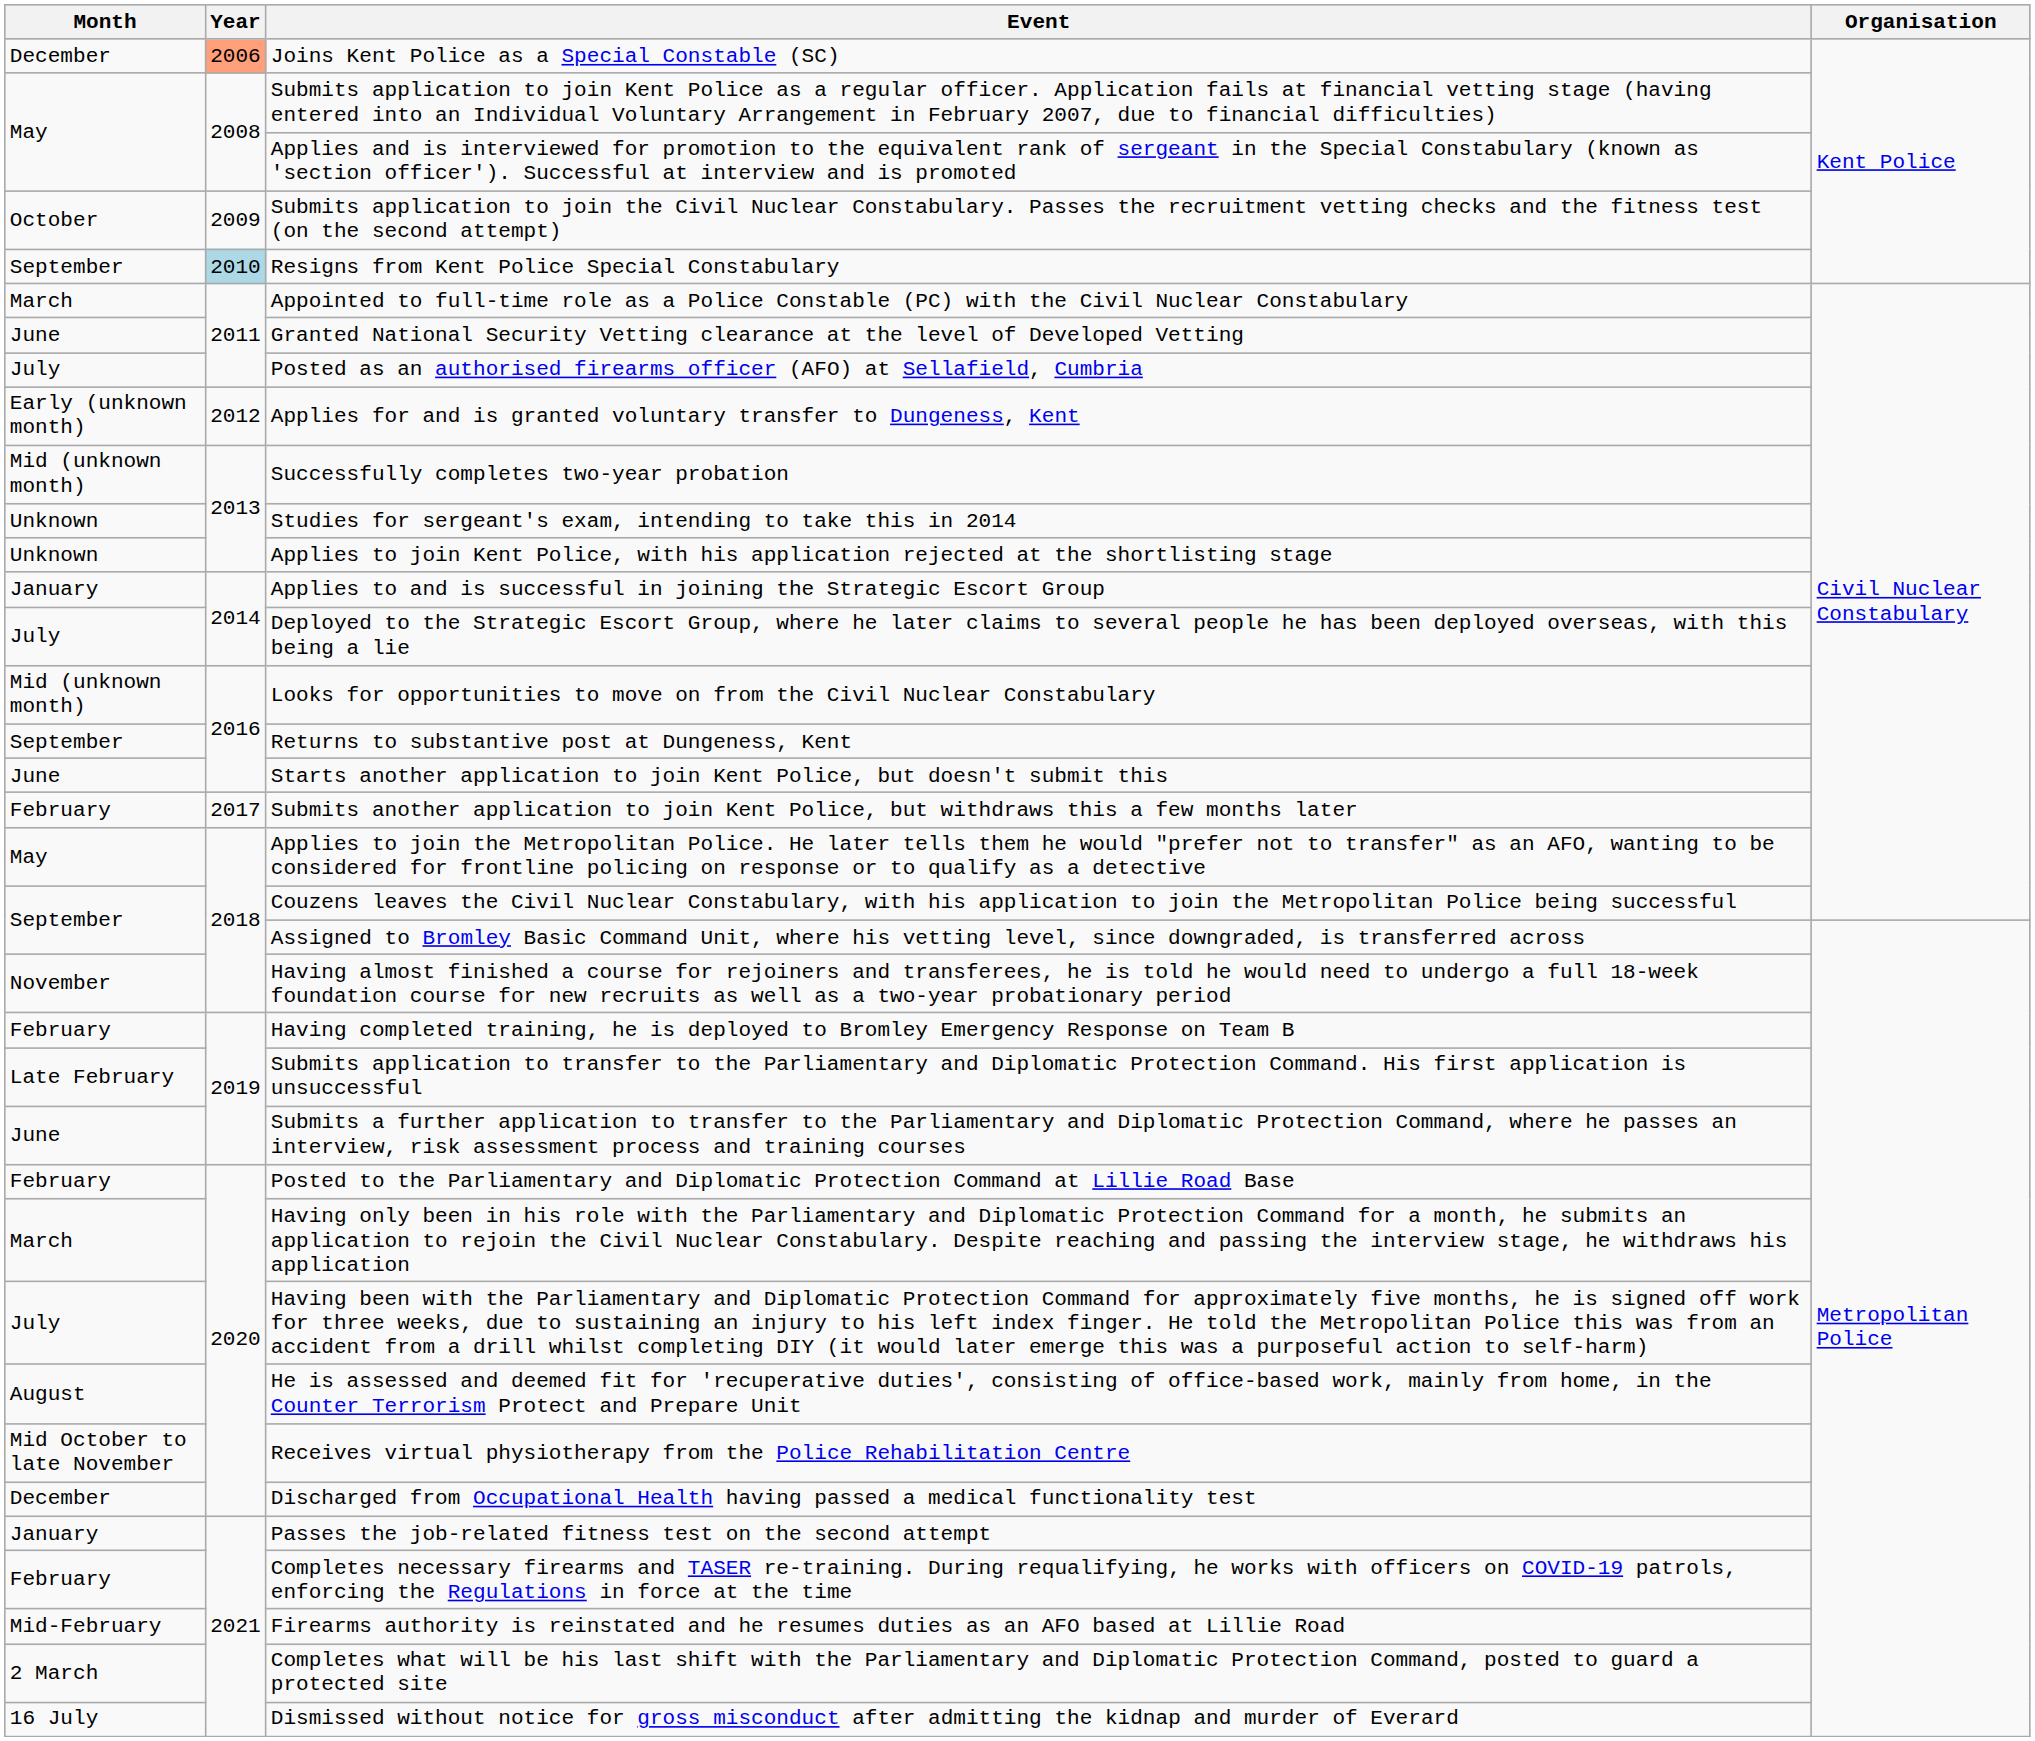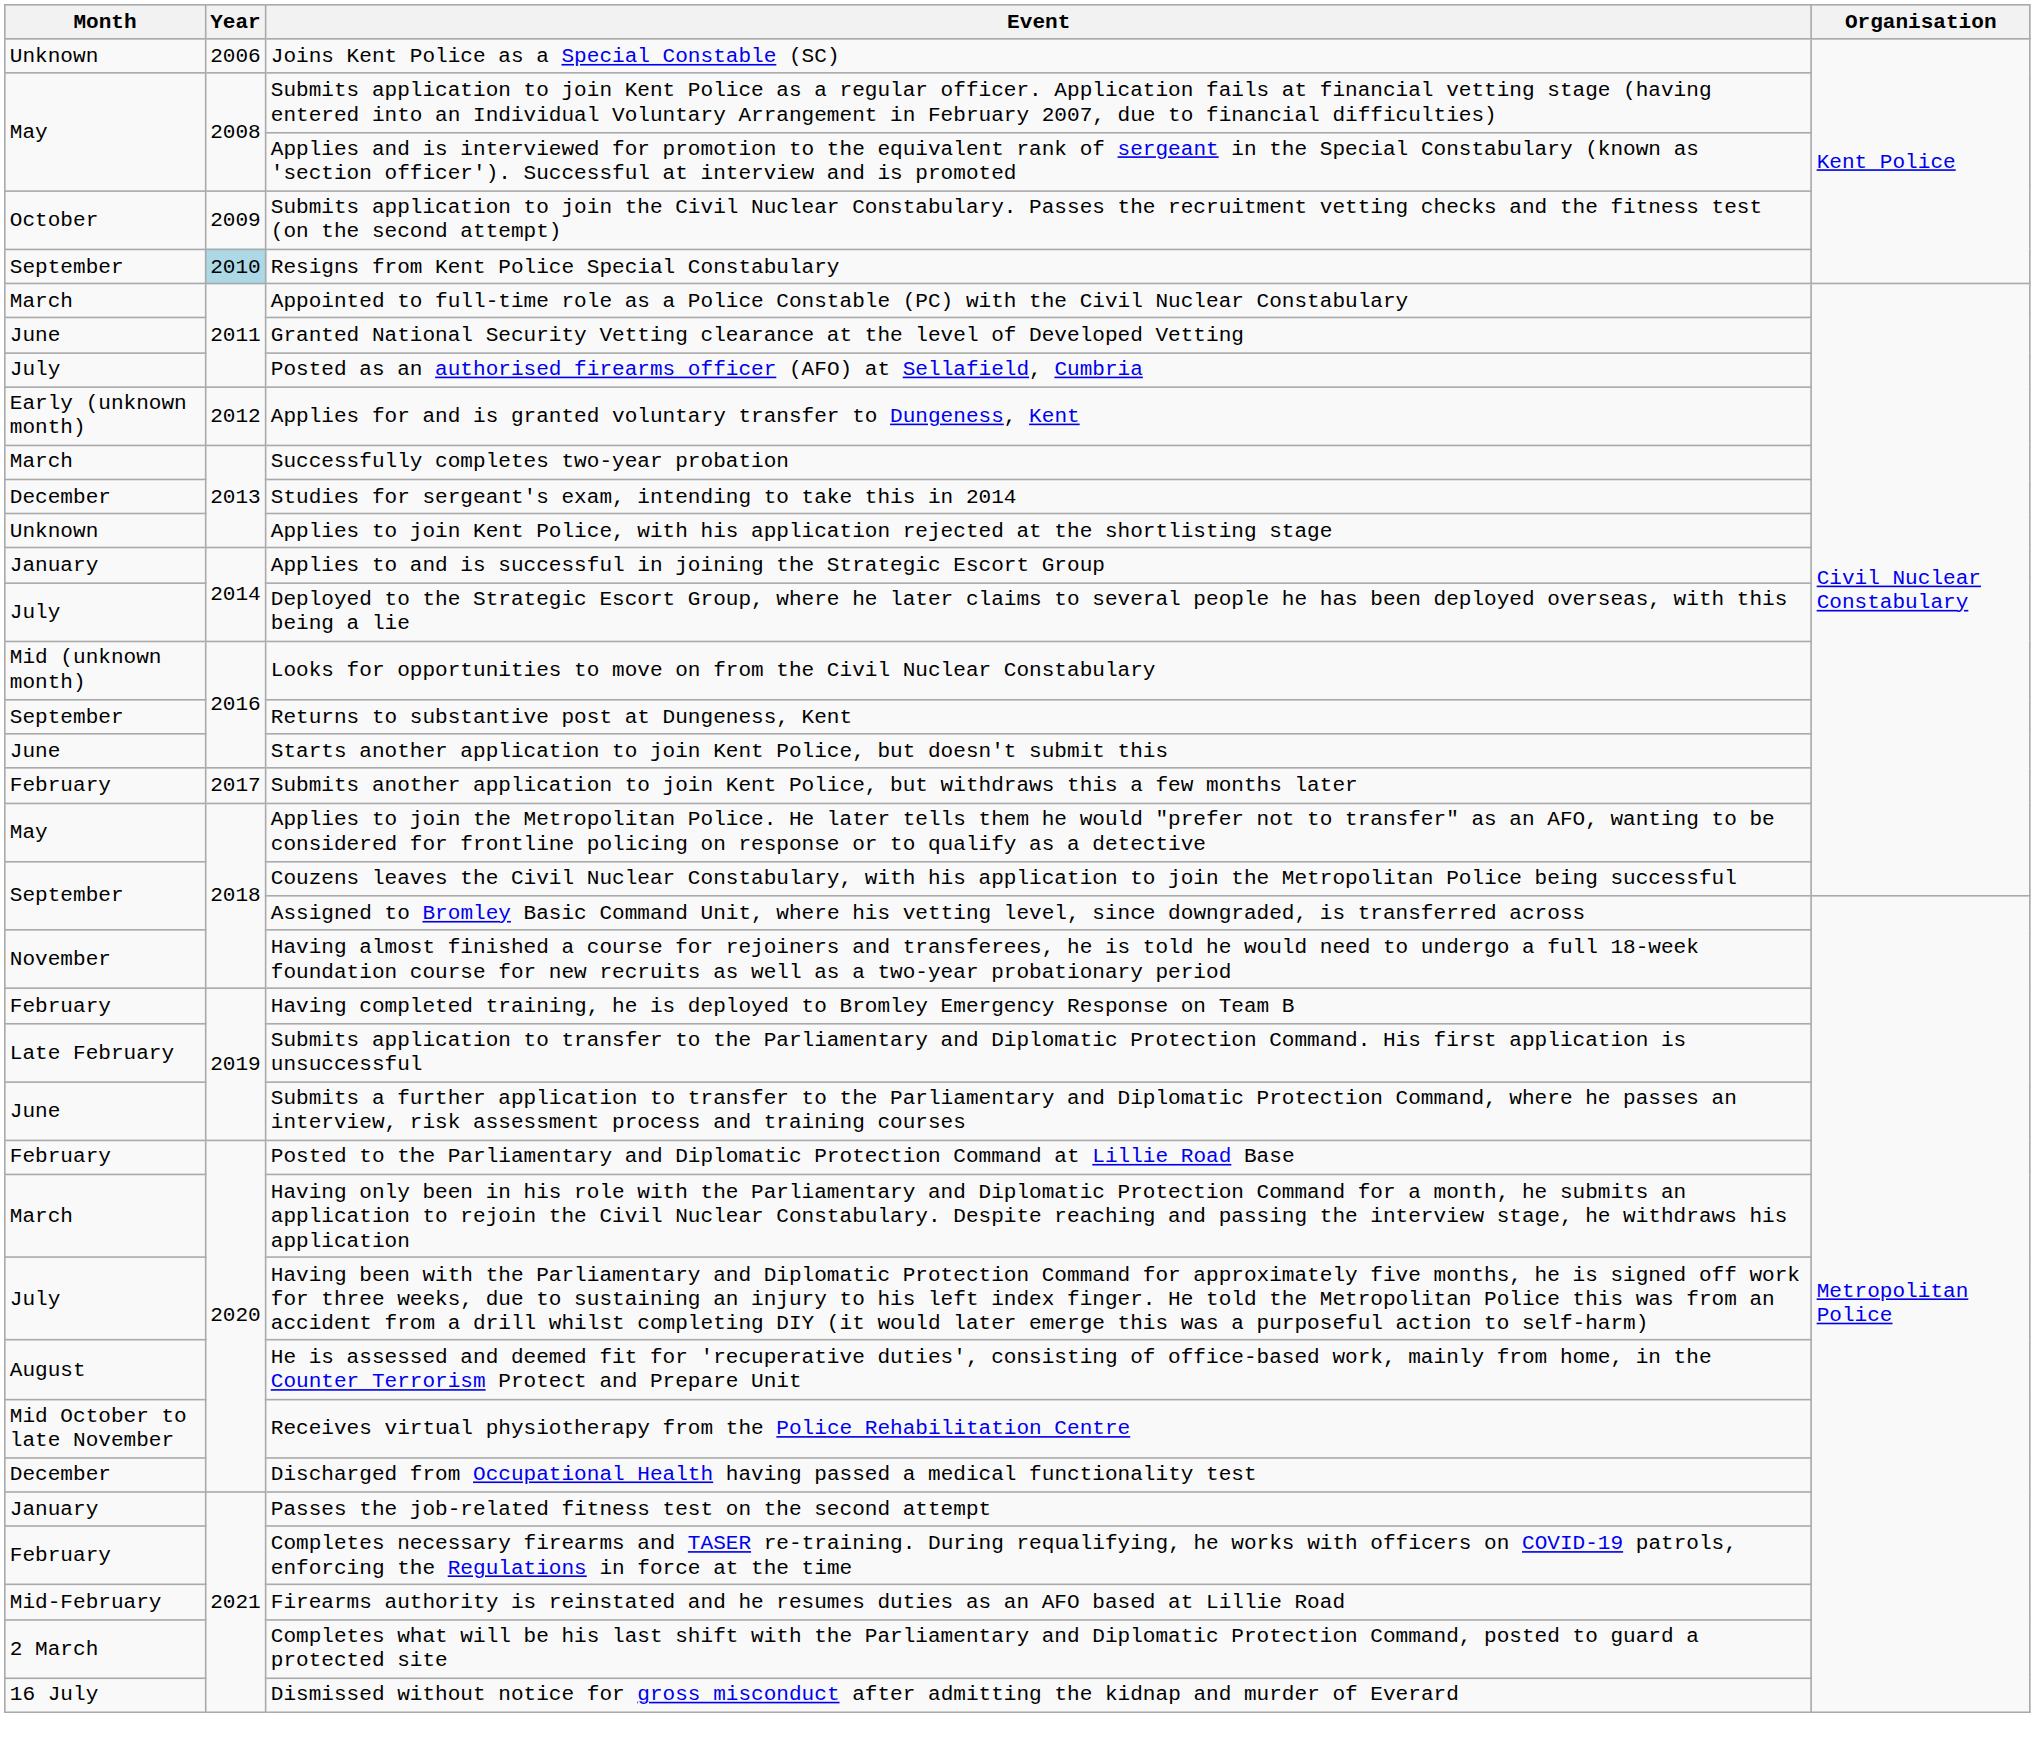(60, 56) December -> (54, 56) Unknown
(235, 56) lightsalmon background -> (235, 56) no background
(86, 475) Mid (unknown month) -> (41, 462) March
(54, 521) Unknown -> (60, 497) December
